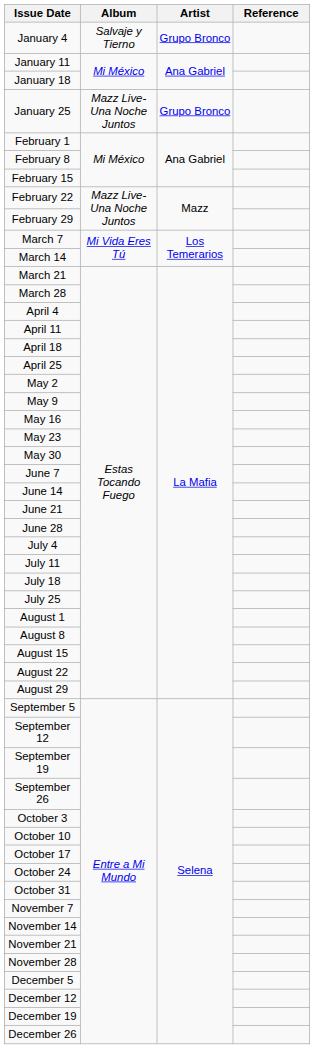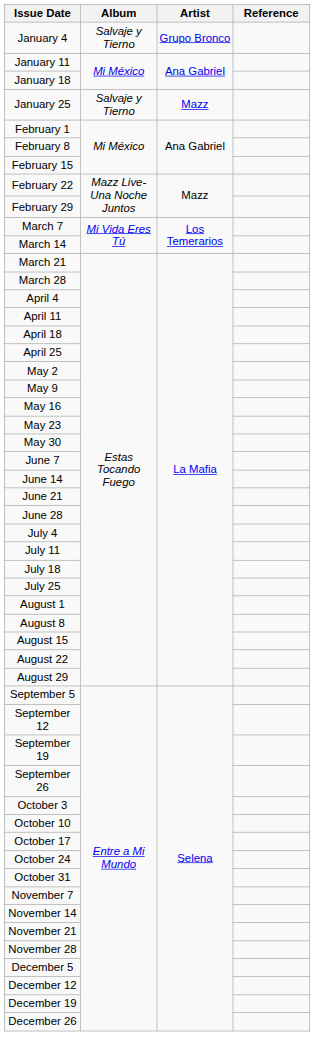(119, 111) Mazz Live-Una Noche Juntos -> (119, 104) Salvaje y Tierno
(195, 111) Grupo Bronco -> (195, 104) Mazz
